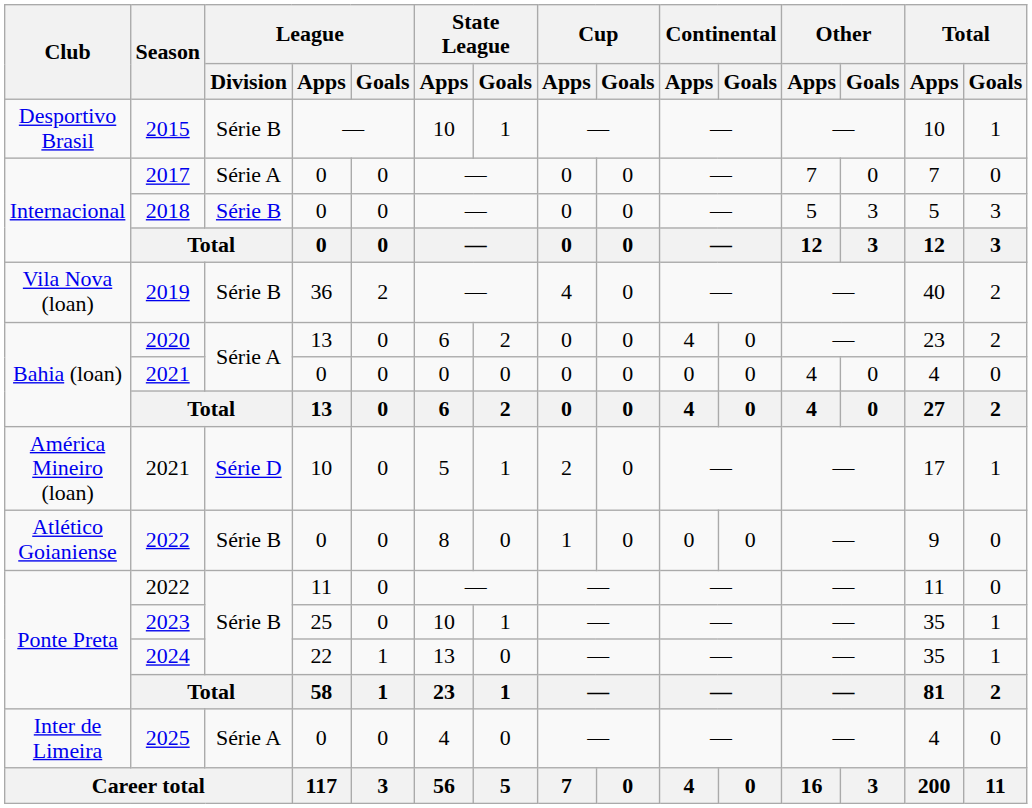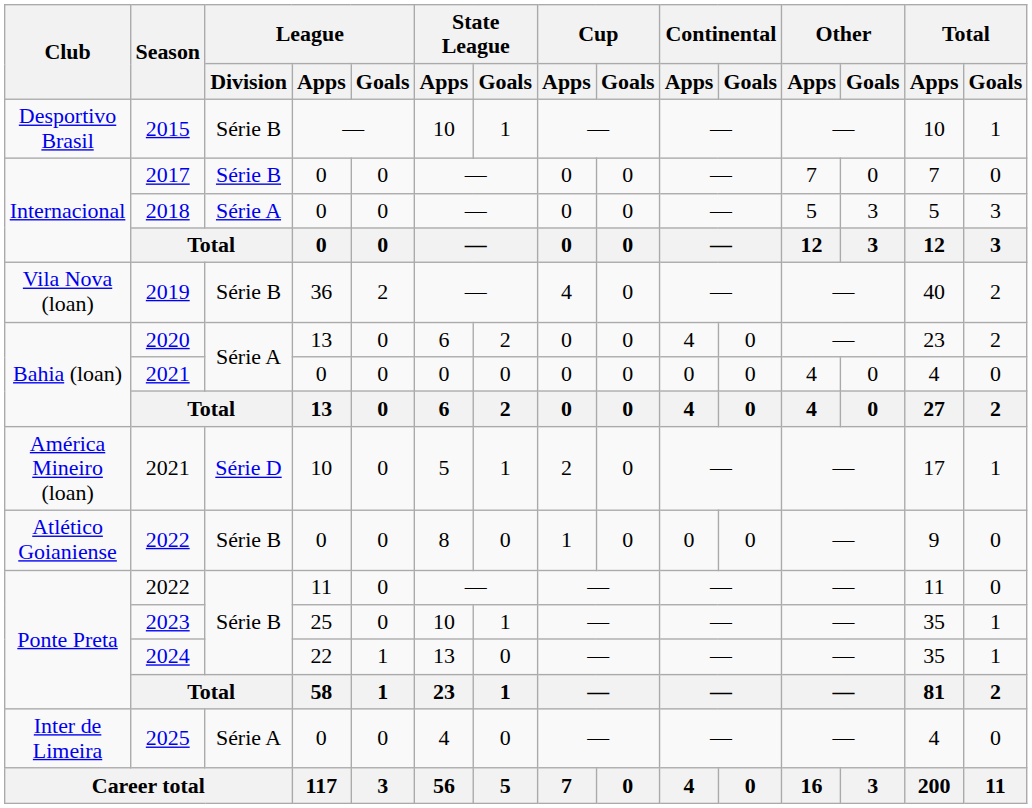(249, 175) Série A -> (249, 175) Série B
(249, 210) Série B -> (249, 210) Série A
